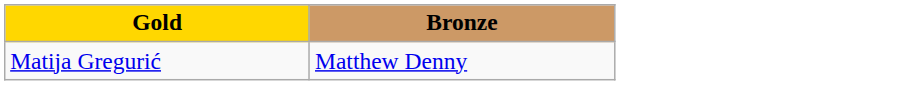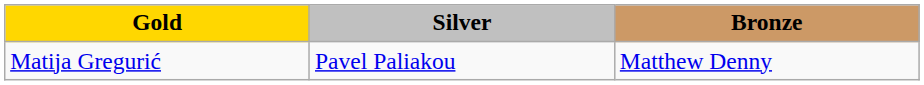+ column: (462, 23)
